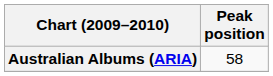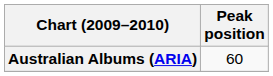(235, 58) 58 -> (235, 58) 60
